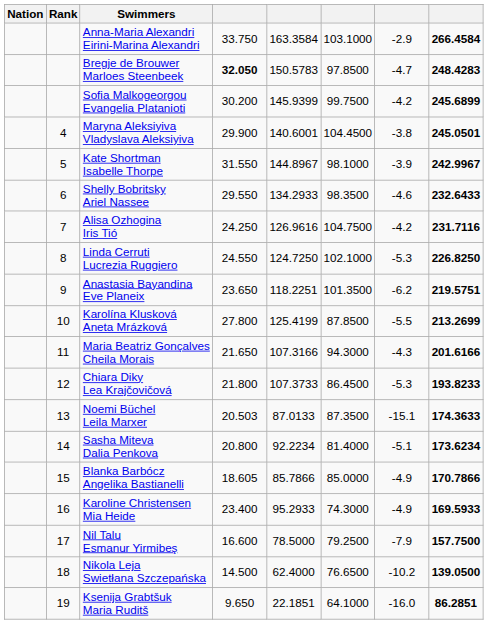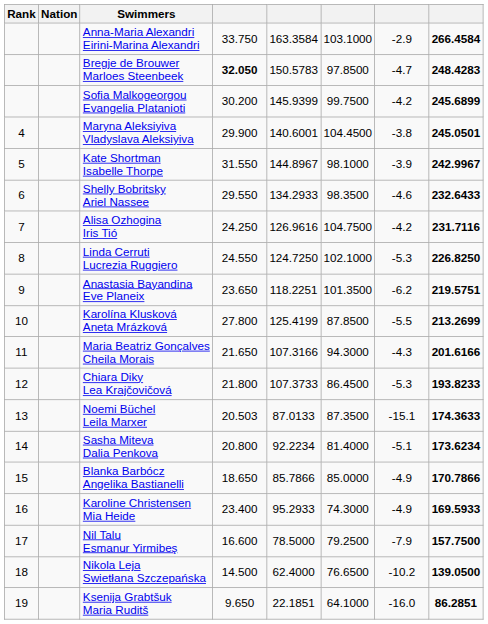columns swapped: (63, 14) <-> (25, 14)
(240, 478) 18.605 -> (240, 478) 18.650
